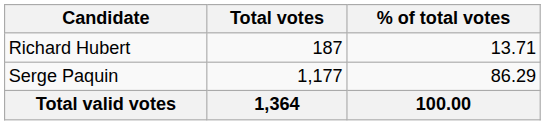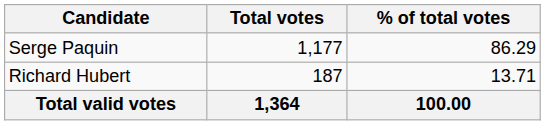rows swapped: (64, 76) <-> (70, 47)
